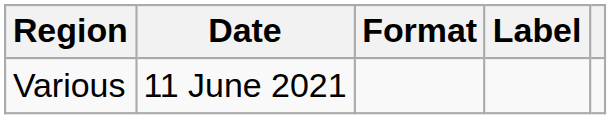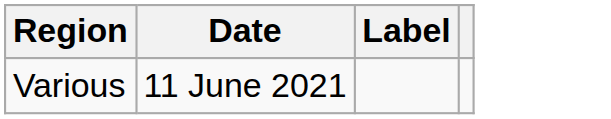- column: (420, 31)
